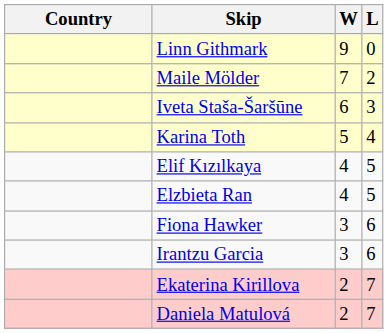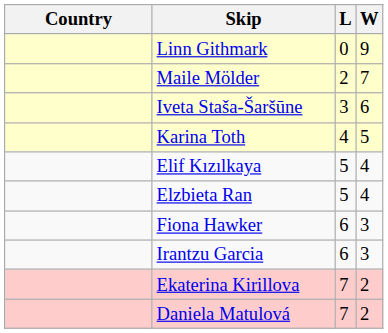columns swapped: (348, 19) <-> (372, 19)
